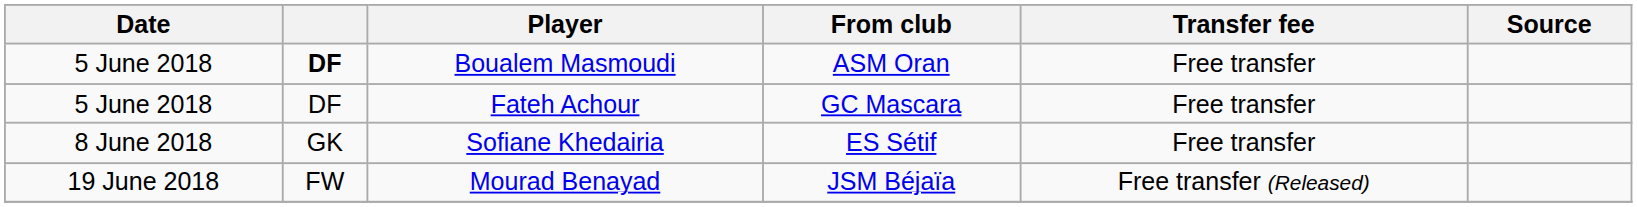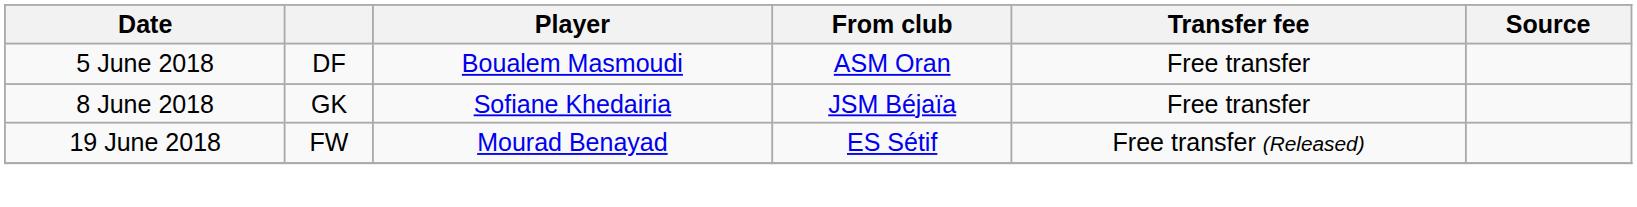(325, 64) bold -> (329, 64) normal
- row: (565, 103)
(891, 143) ES Sétif -> (892, 103) JSM Béjaïa
(891, 182) JSM Béjaïa -> (892, 143) ES Sétif
